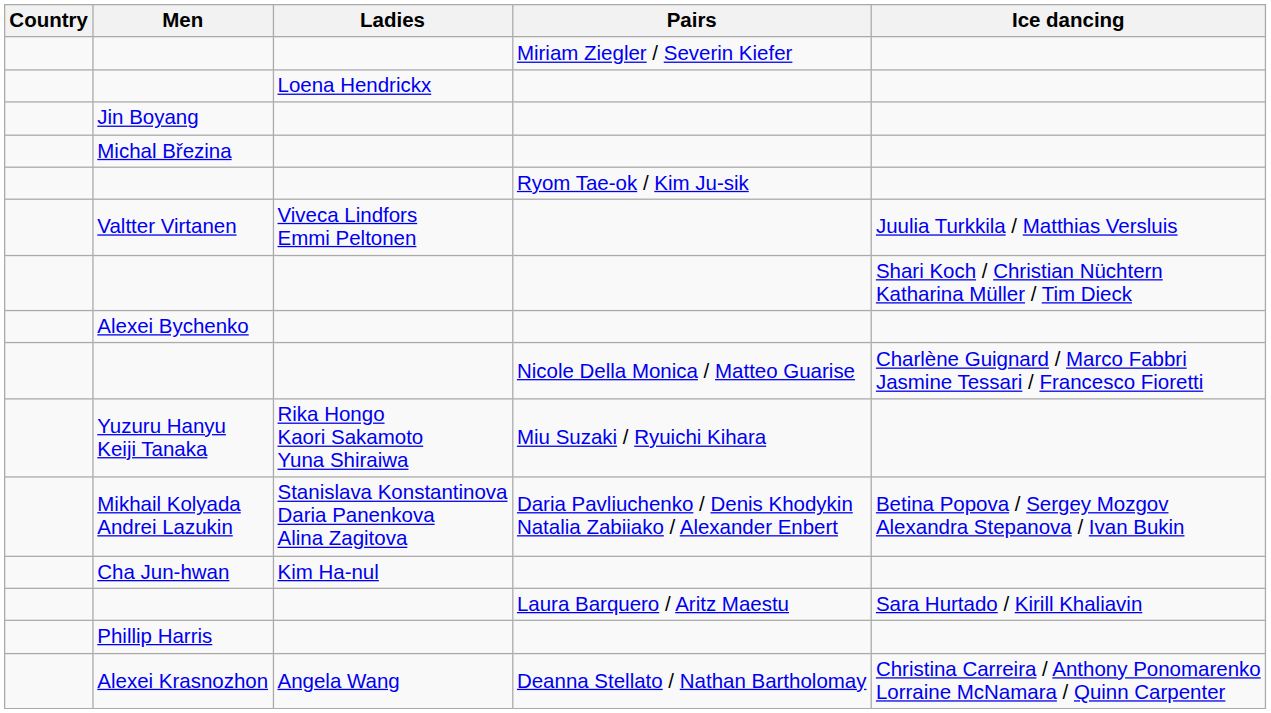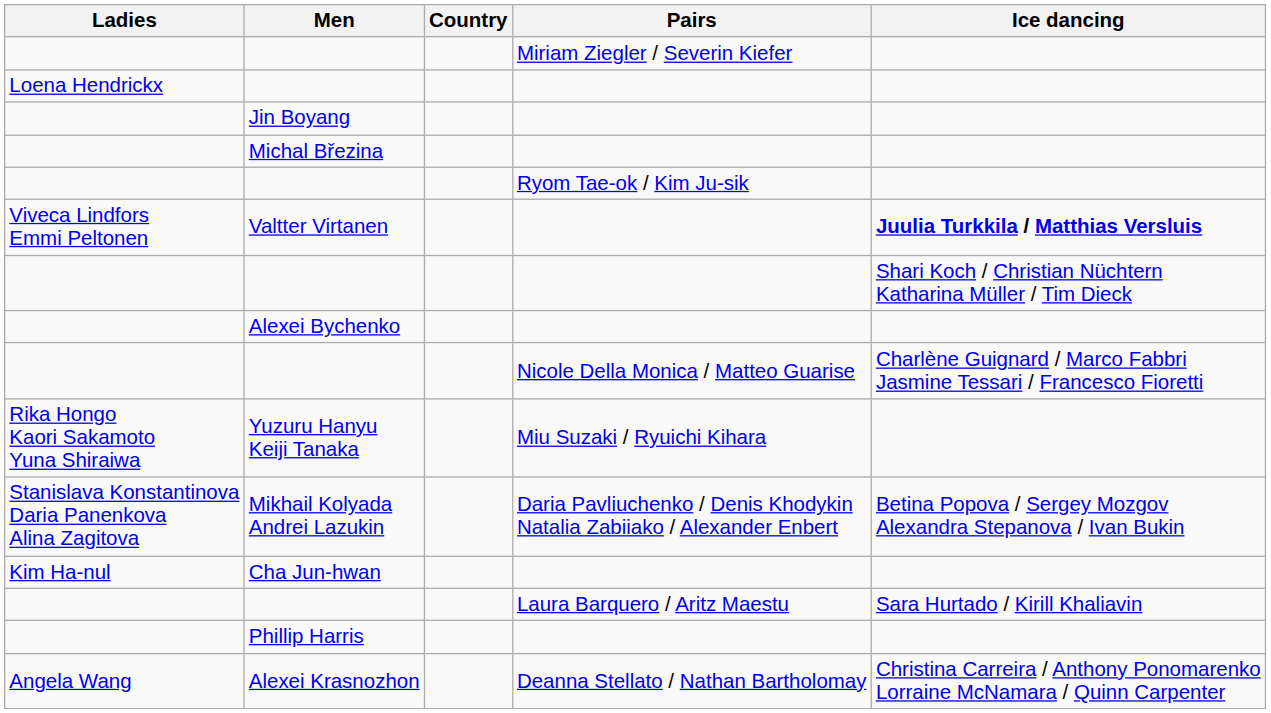columns swapped: (49, 20) <-> (392, 20)
(1027, 227) normal -> (1039, 227) bold
